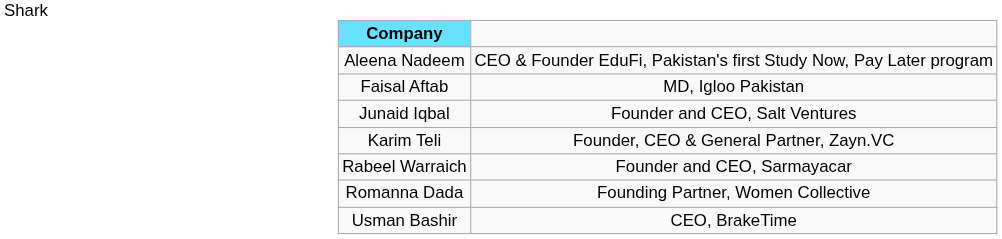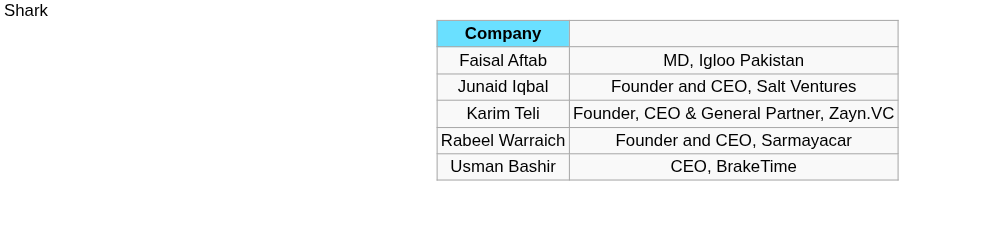- row: (404, 60)
- row: (404, 193)
